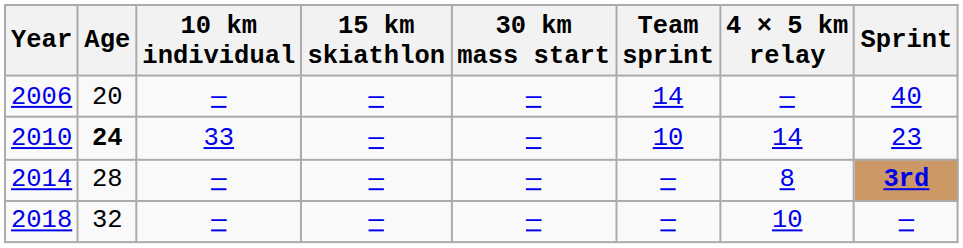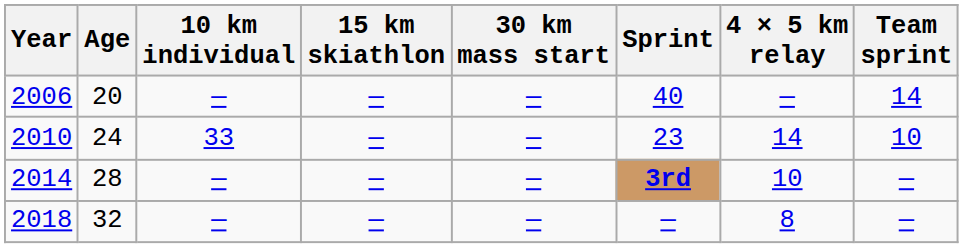columns swapped: (906, 40) <-> (668, 40)
(107, 138) bold -> (107, 138) normal
(787, 180) 8 -> (787, 180) 10
(787, 221) 10 -> (787, 221) 8
